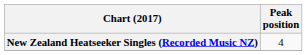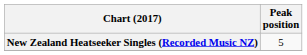(281, 42) 4 -> (281, 42) 5
